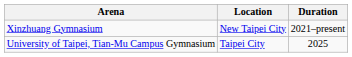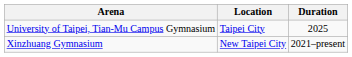rows swapped: (111, 44) <-> (55, 28)
